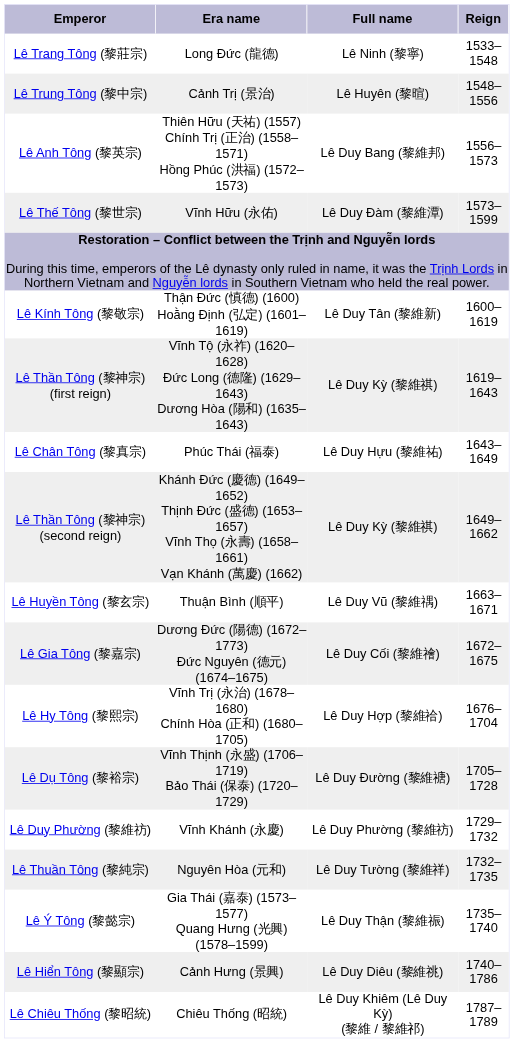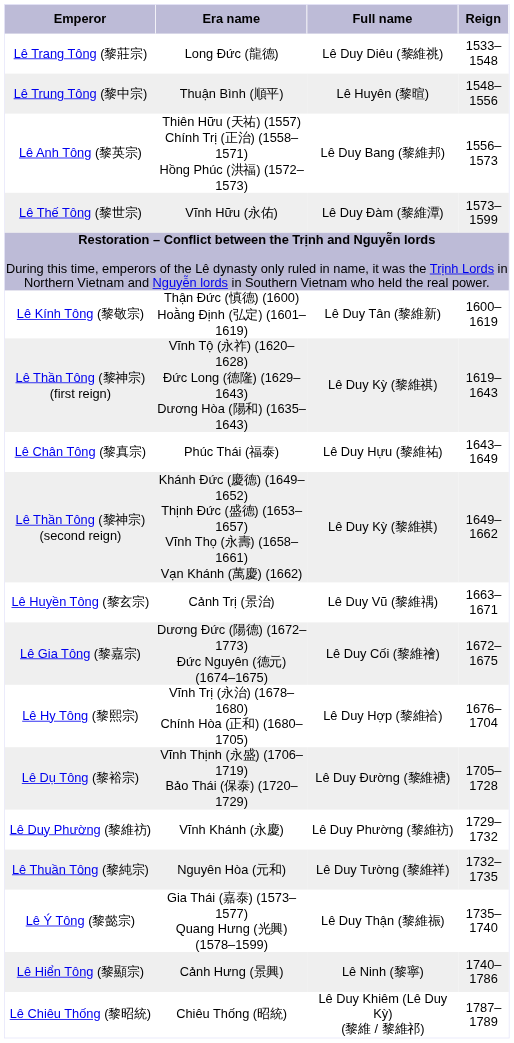(383, 53) Lê Ninh (黎寧) -> (383, 53) Lê Duy Diêu (黎維祧)
(232, 93) Cảnh Trị (景治) -> (232, 93) Thuận Bình (順平)
(232, 602) Thuận Bình (順平) -> (232, 602) Cảnh Trị (景治)
(383, 971) Lê Duy Diêu (黎維祧) -> (383, 971) Lê Ninh (黎寧)
